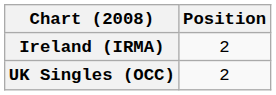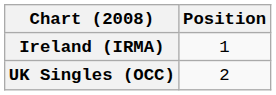(225, 47) 2 -> (225, 47) 1
